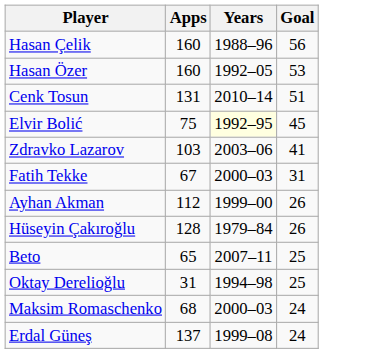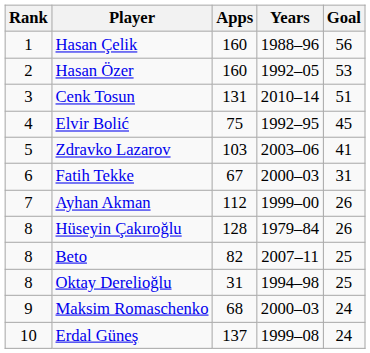+ column: (28, 18)
(243, 123) lightyellow background -> (290, 123) no background
(188, 255) 65 -> (235, 255) 82
